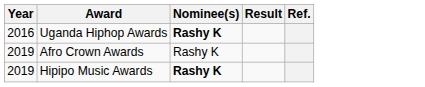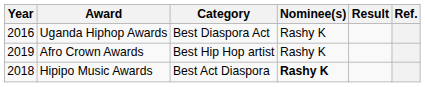+ column: (224, 14)
(197, 33) bold -> (303, 33) normal
(21, 71) 2019 -> (21, 71) 2018
